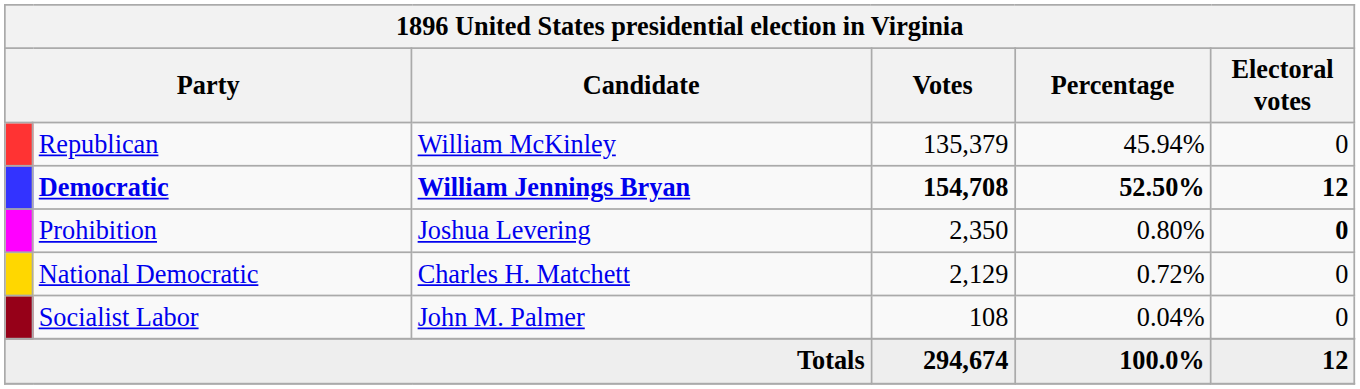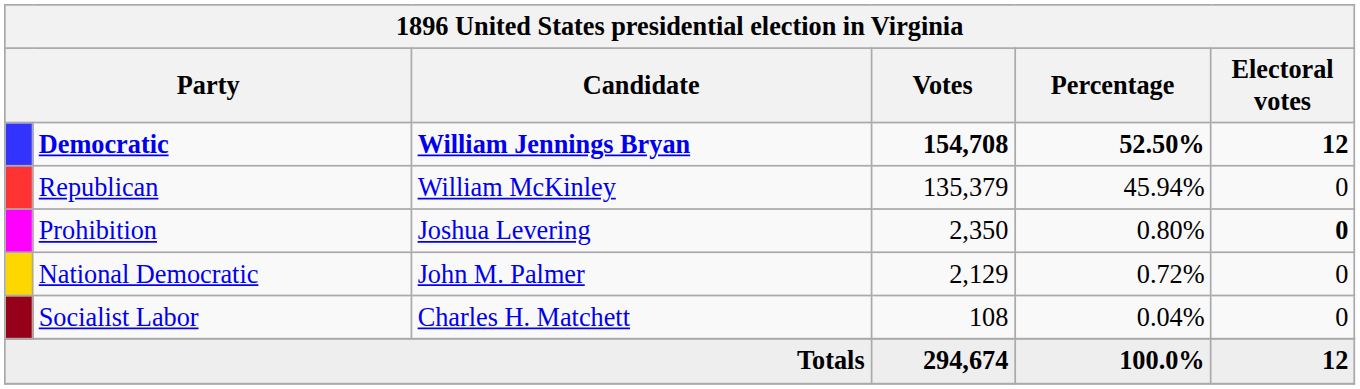rows swapped: (104, 187) <-> (99, 144)
(524, 274) Charles H. Matchett -> (501, 274) John M. Palmer
(501, 317) John M. Palmer -> (524, 317) Charles H. Matchett
